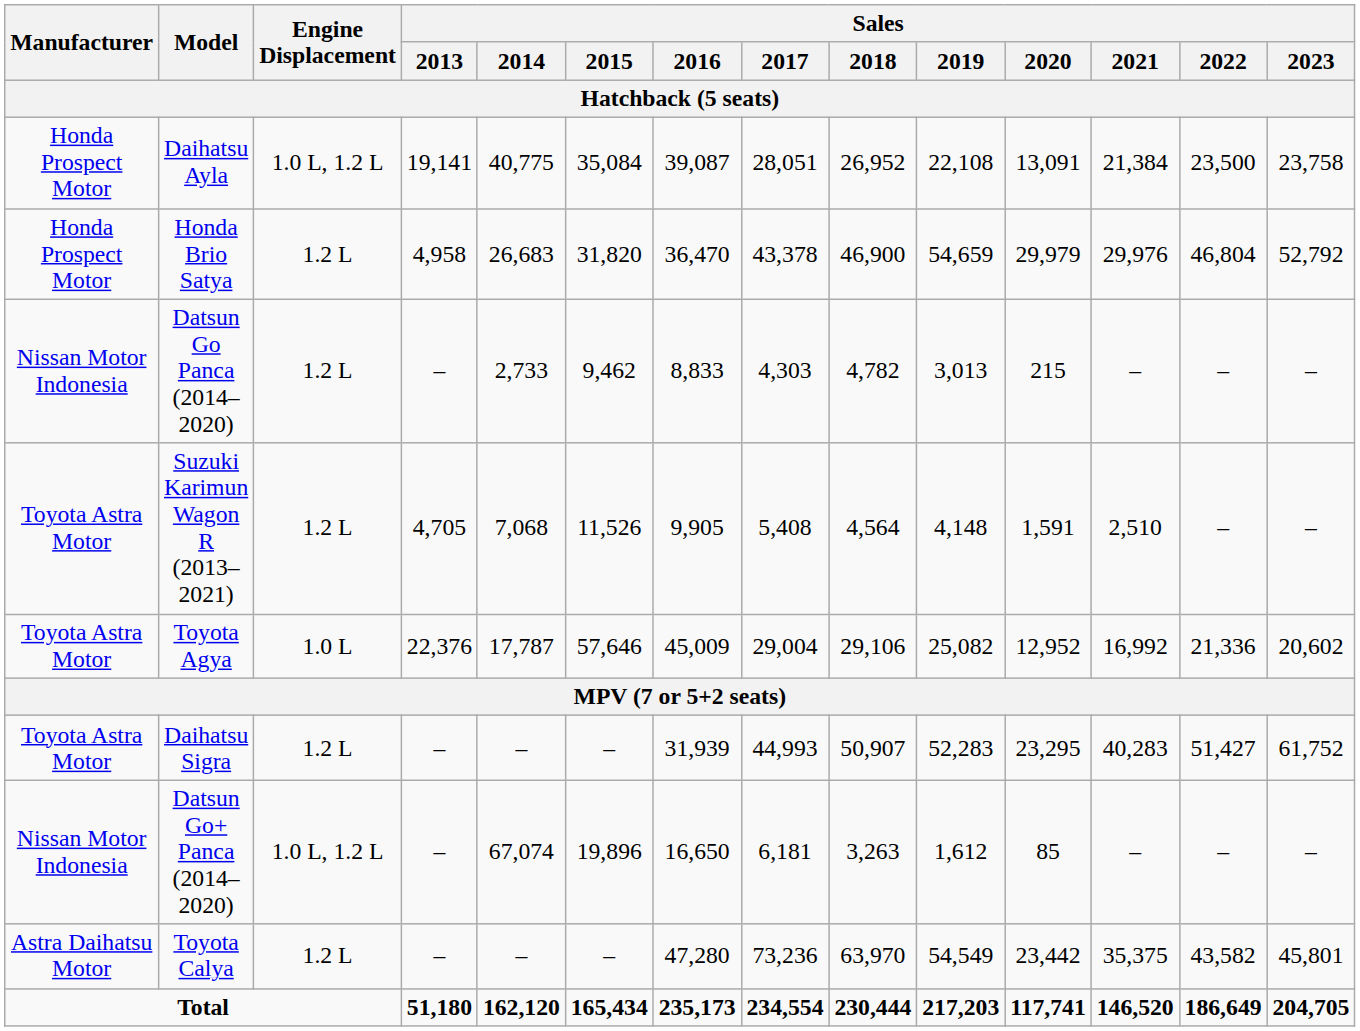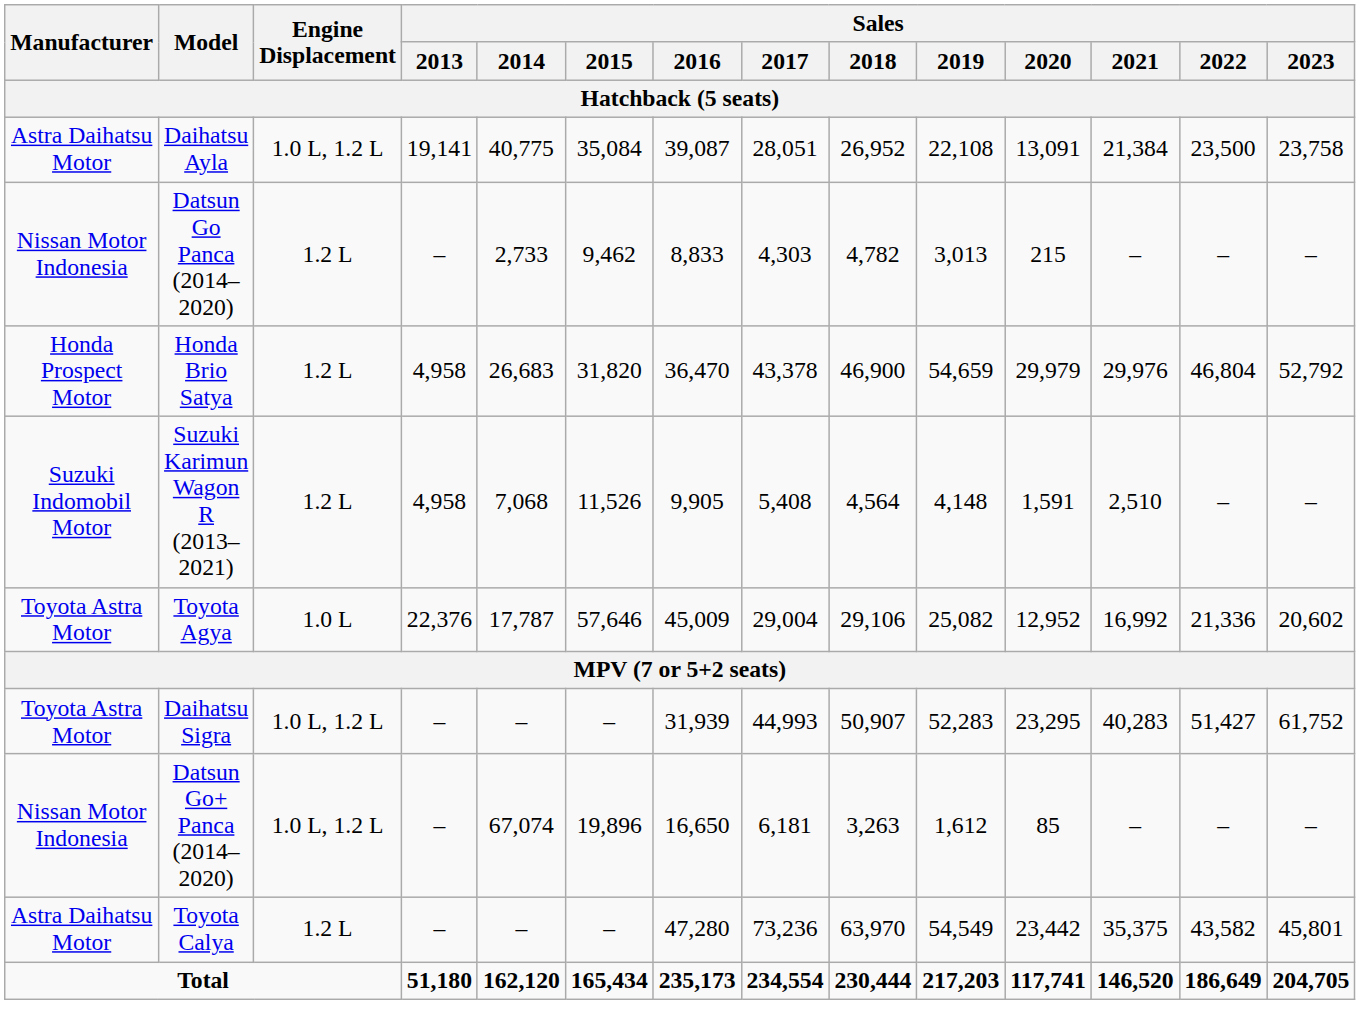(82, 162) Honda Prospect Motor -> (82, 149) Astra Daihatsu Motor
rows swapped: (206, 370) <-> (206, 253)
(82, 528) Toyota Astra Motor -> (82, 501) Suzuki Indomobil Motor
(439, 528) 4,705 -> (439, 501) 4,958
(328, 747) 1.2 L -> (328, 720) 1.0 L, 1.2 L
